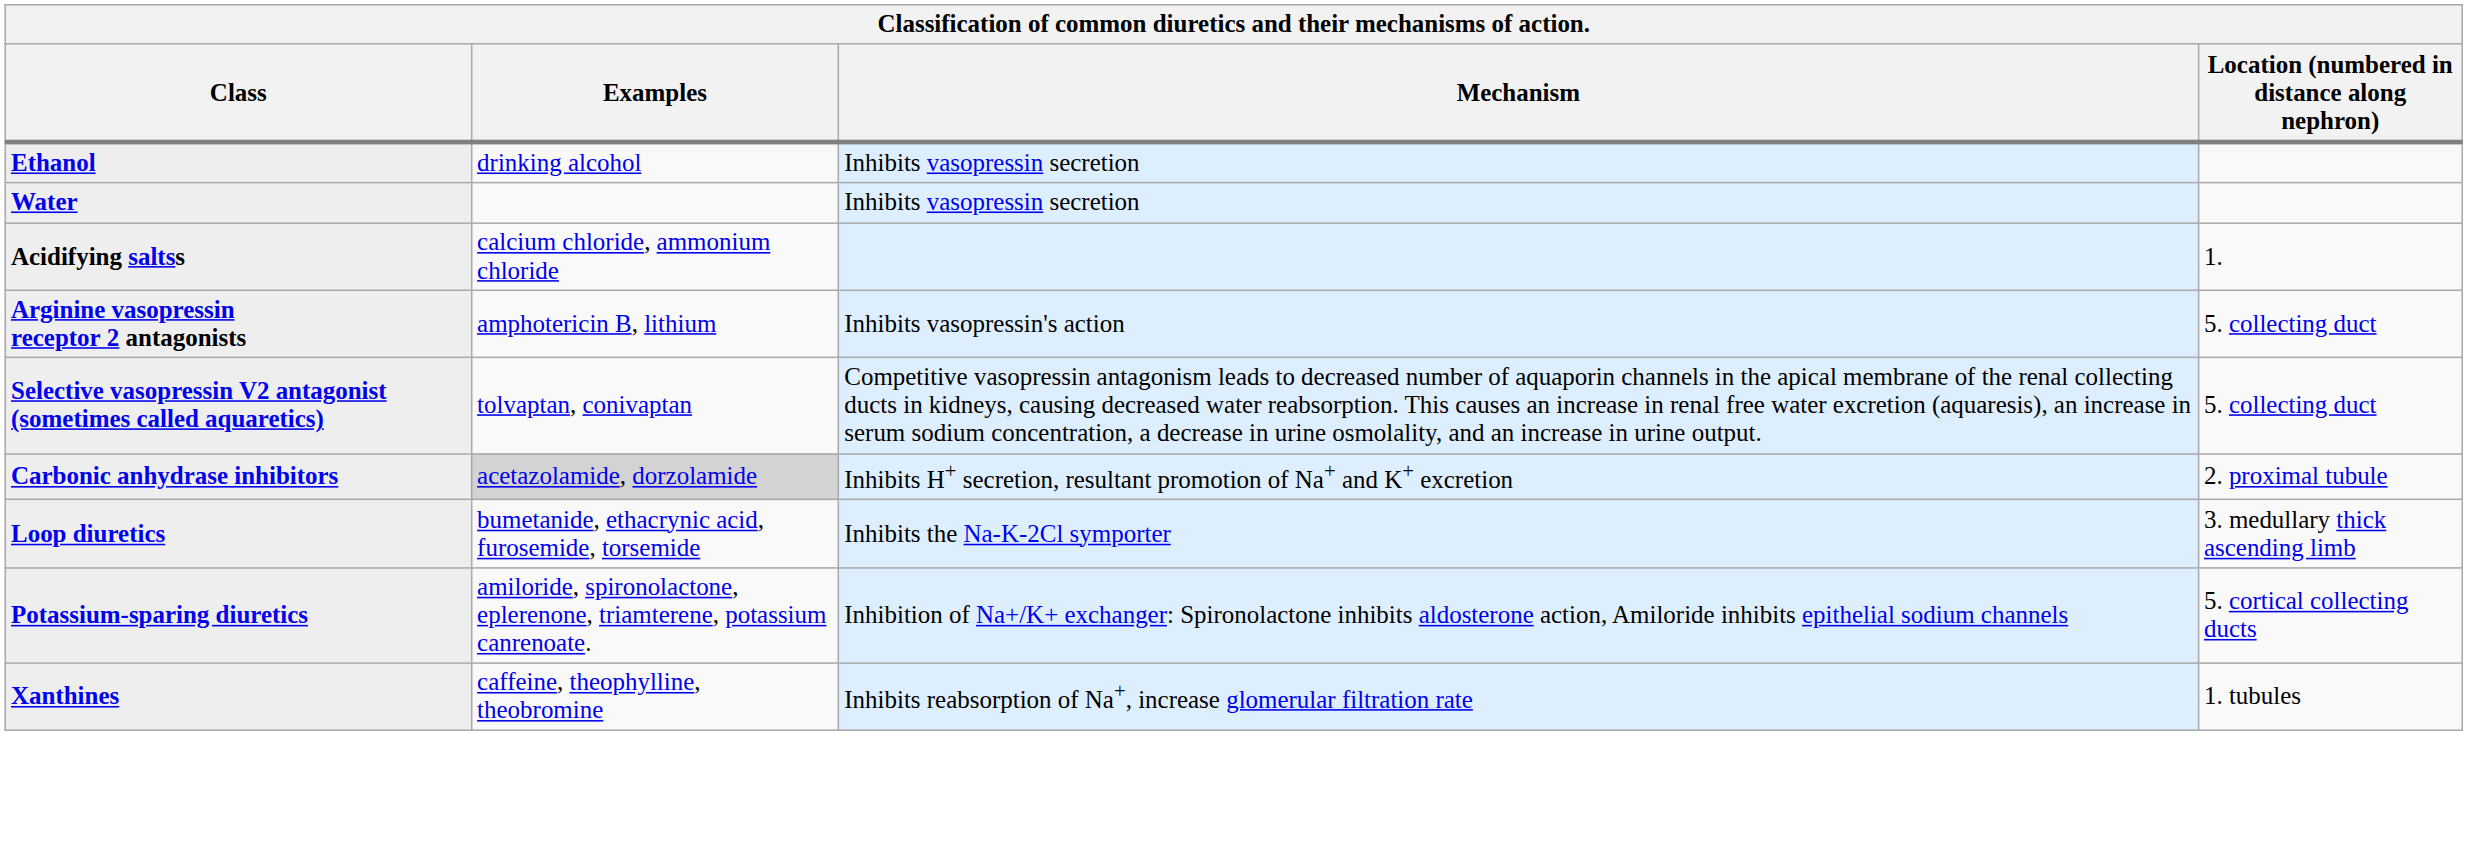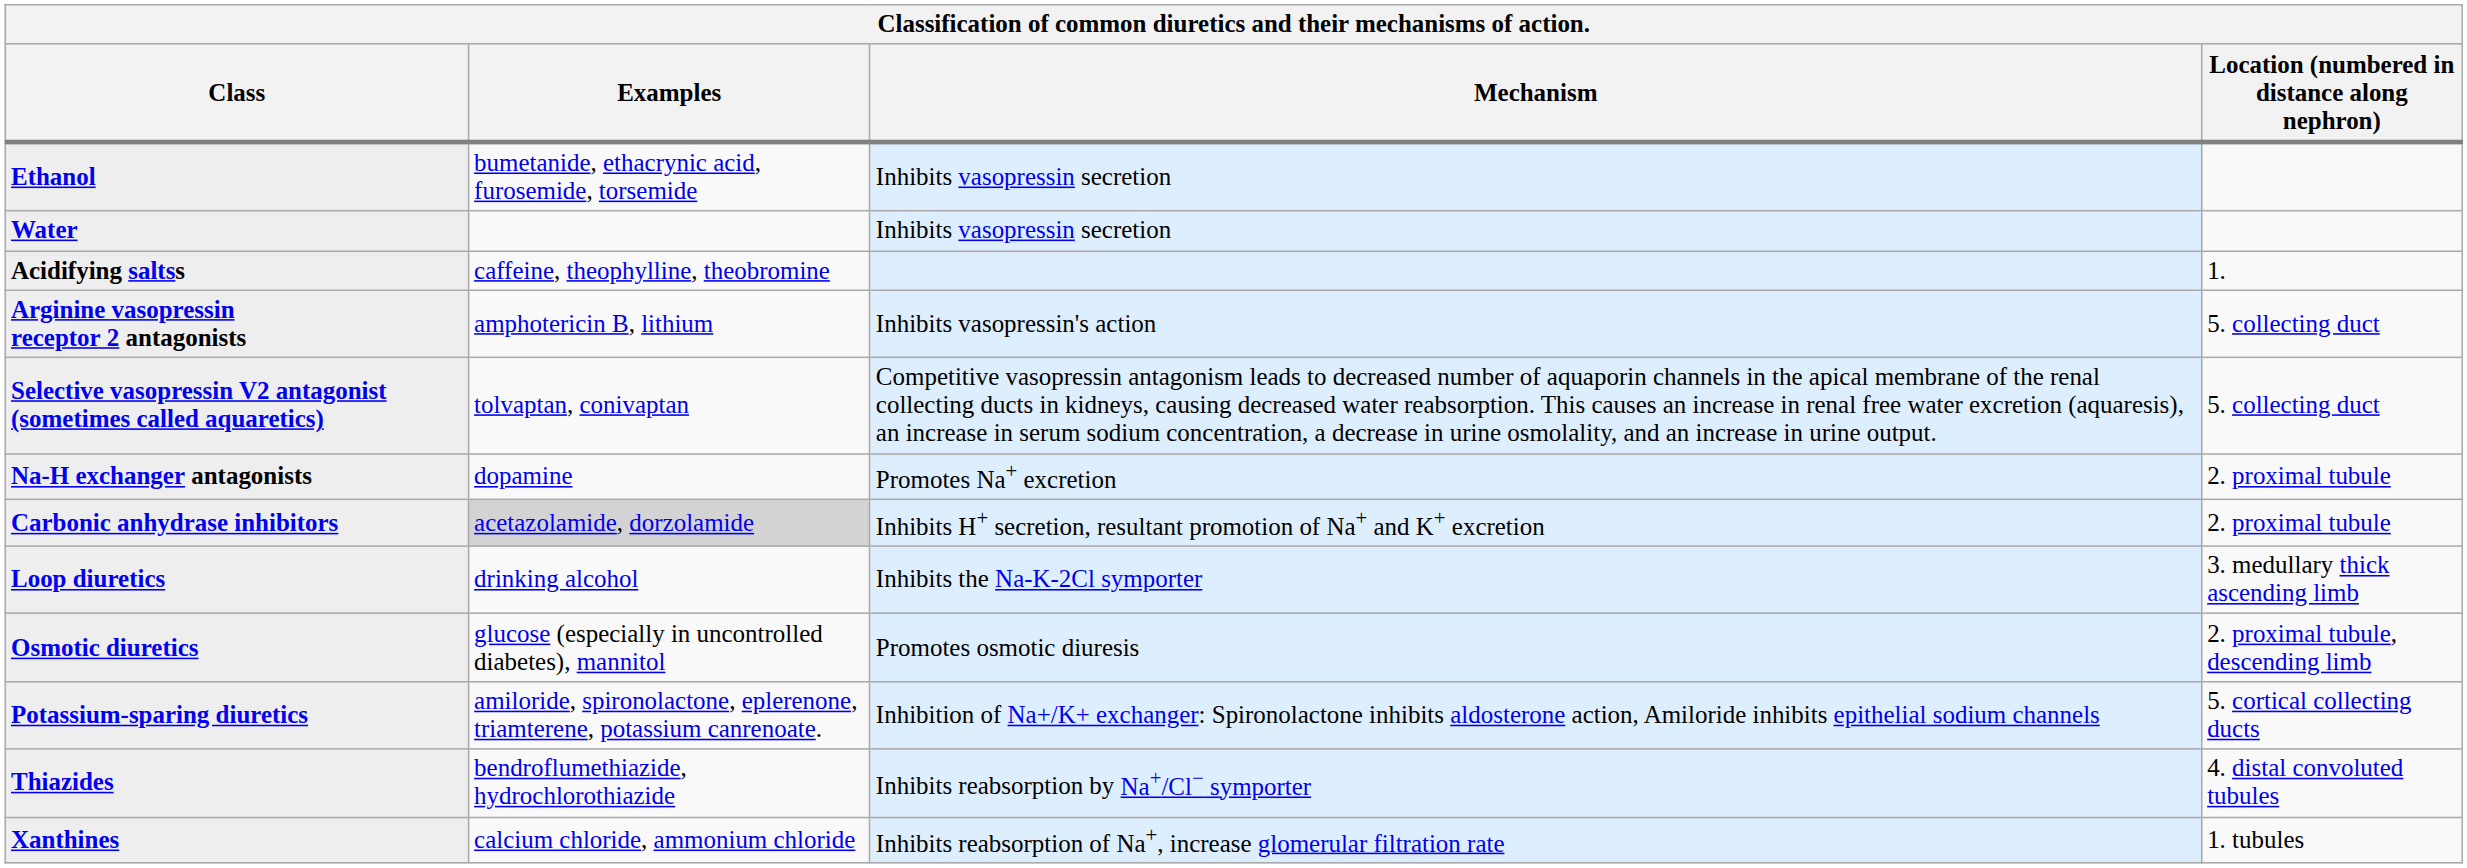(559, 162) drinking alcohol -> (618, 176) bumetanide, ethacrynic acid, furosemide, torsemide
(624, 255) calcium chloride, ammonium chloride -> (652, 269) caffeine, theophylline, theobromine
+ row: (161, 476)
(621, 533) bumetanide, ethacrynic acid, furosemide, torsemide -> (556, 579) drinking alcohol
+ row: (105, 647)
+ row: (62, 782)
(589, 696) caffeine, theophylline, theobromine -> (665, 839) calcium chloride, ammonium chloride
